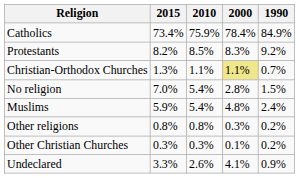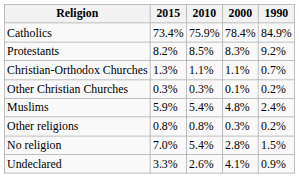(237, 70) khaki background -> (237, 70) no background
rows swapped: (68, 145) <-> (34, 88)
